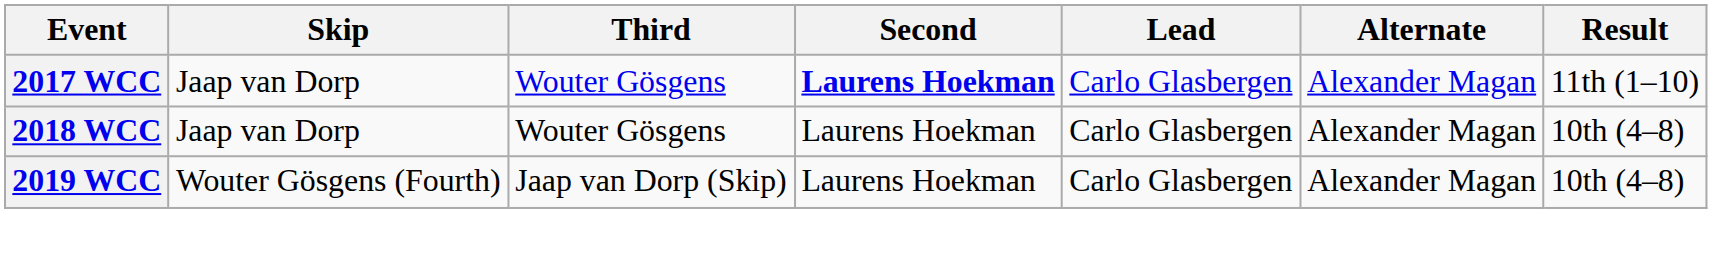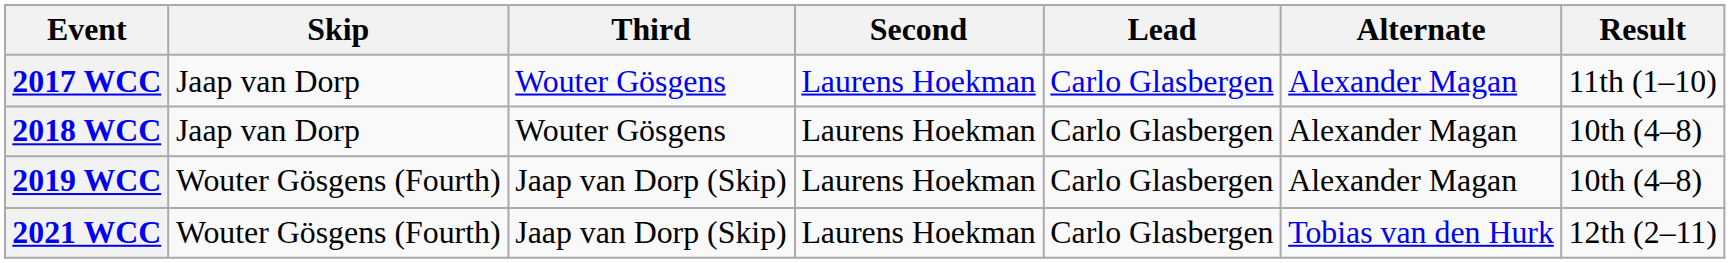(928, 80) bold -> (919, 80) normal
+ row: (87, 231)
